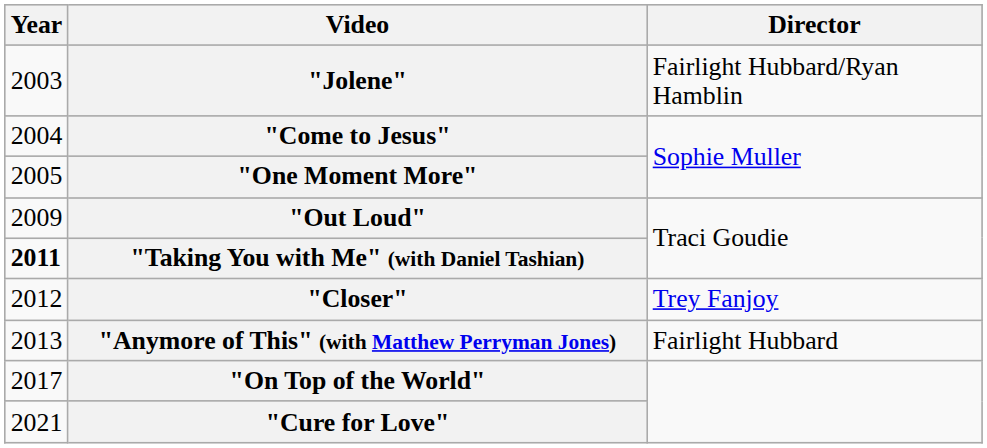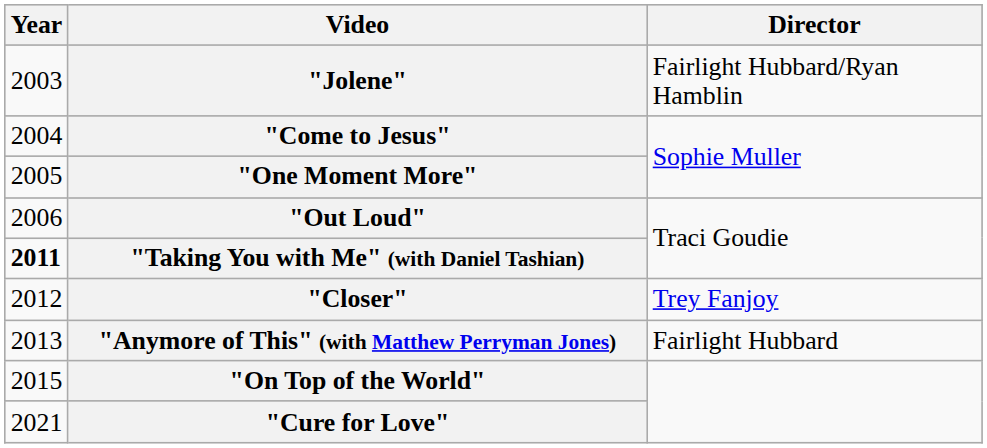(37, 217) 2009 -> (37, 217) 2006
(37, 380) 2017 -> (37, 380) 2015
